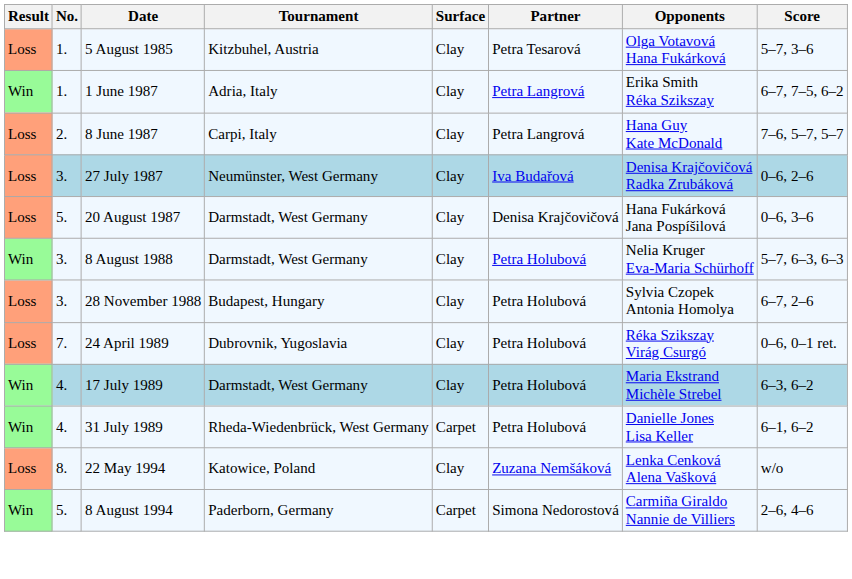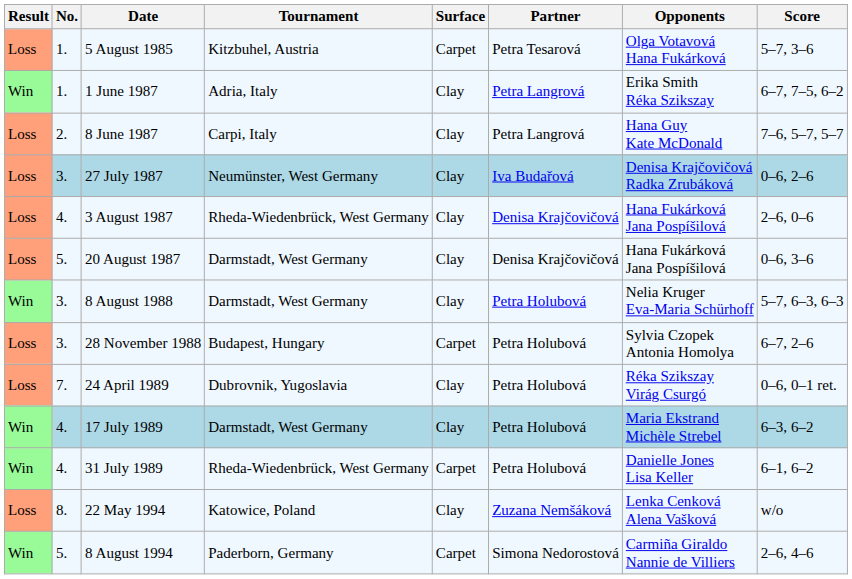(450, 49) Clay -> (456, 49) Carpet
+ row: (129, 216)
(450, 300) Clay -> (456, 342) Carpet
